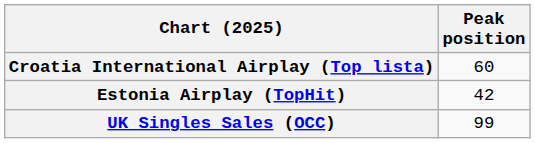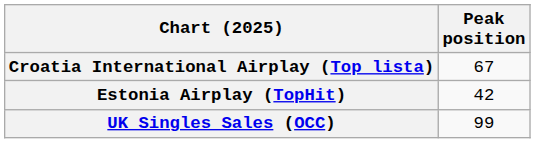(484, 67) 60 -> (484, 67) 67
